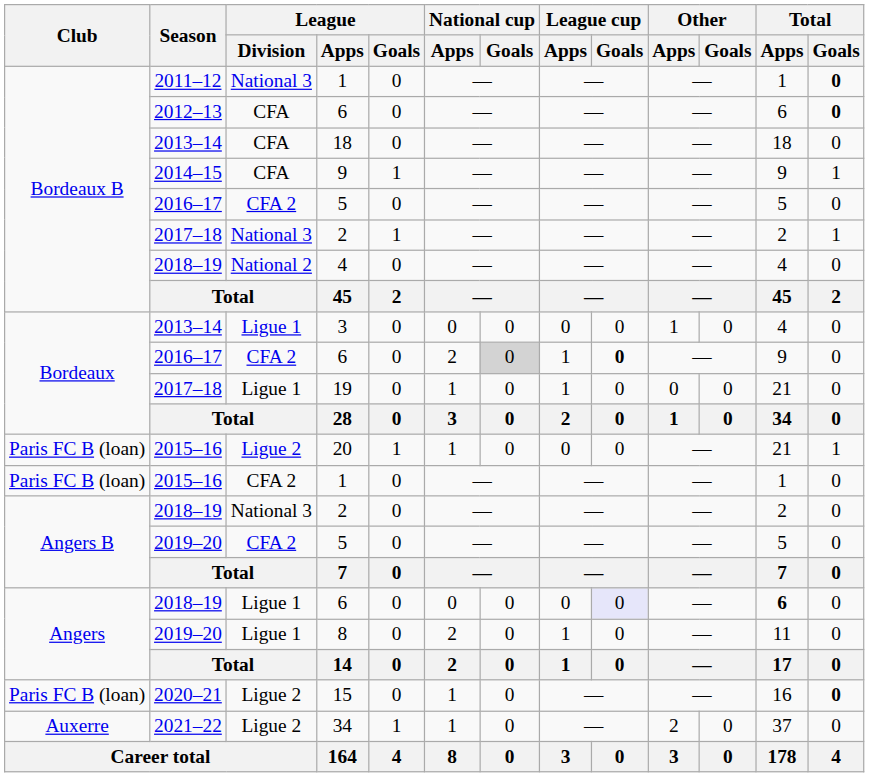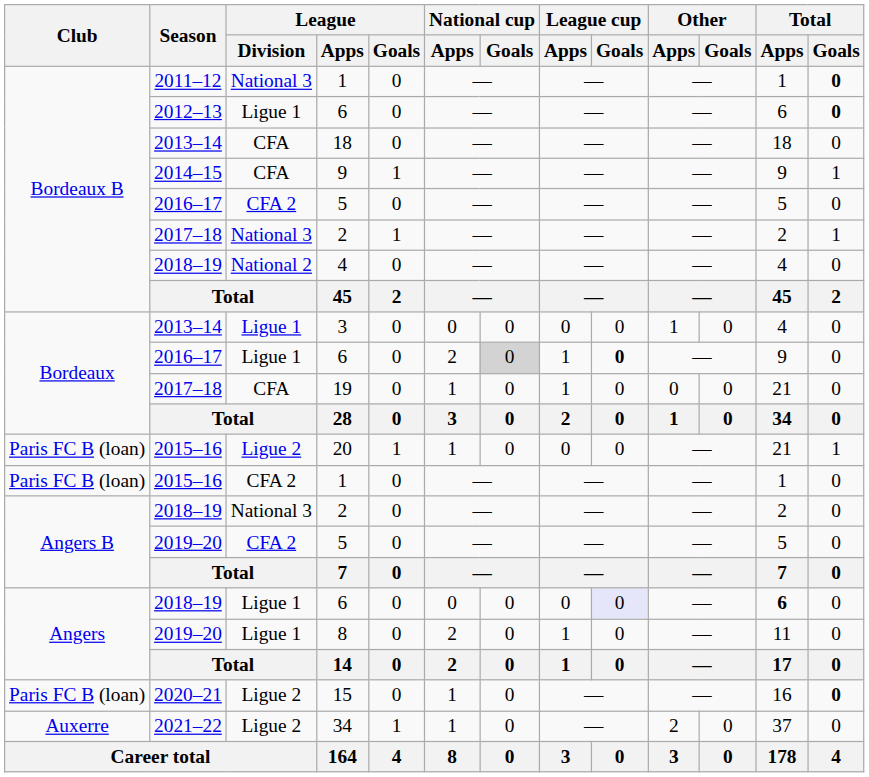(271, 111) CFA -> (271, 111) Ligue 1
(271, 357) CFA 2 -> (271, 357) Ligue 1
(271, 388) Ligue 1 -> (271, 388) CFA
